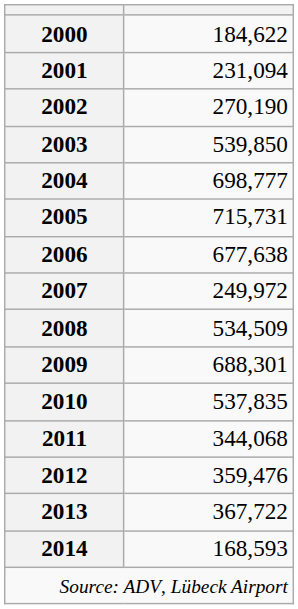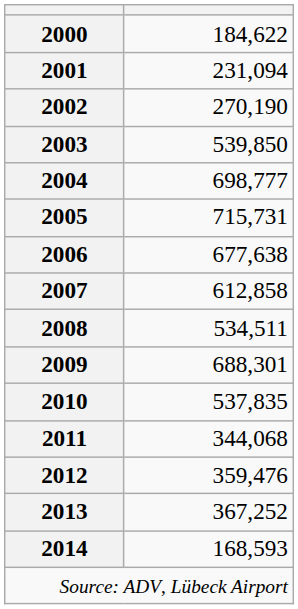(250, 291) 249,972 -> (250, 291) 612,858
(250, 327) 534,509 -> (251, 327) 534,511
(250, 511) 367,722 -> (250, 511) 367,252
